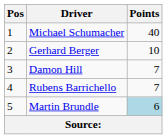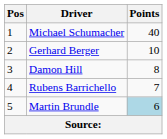(157, 69) 7 -> (157, 69) 8
